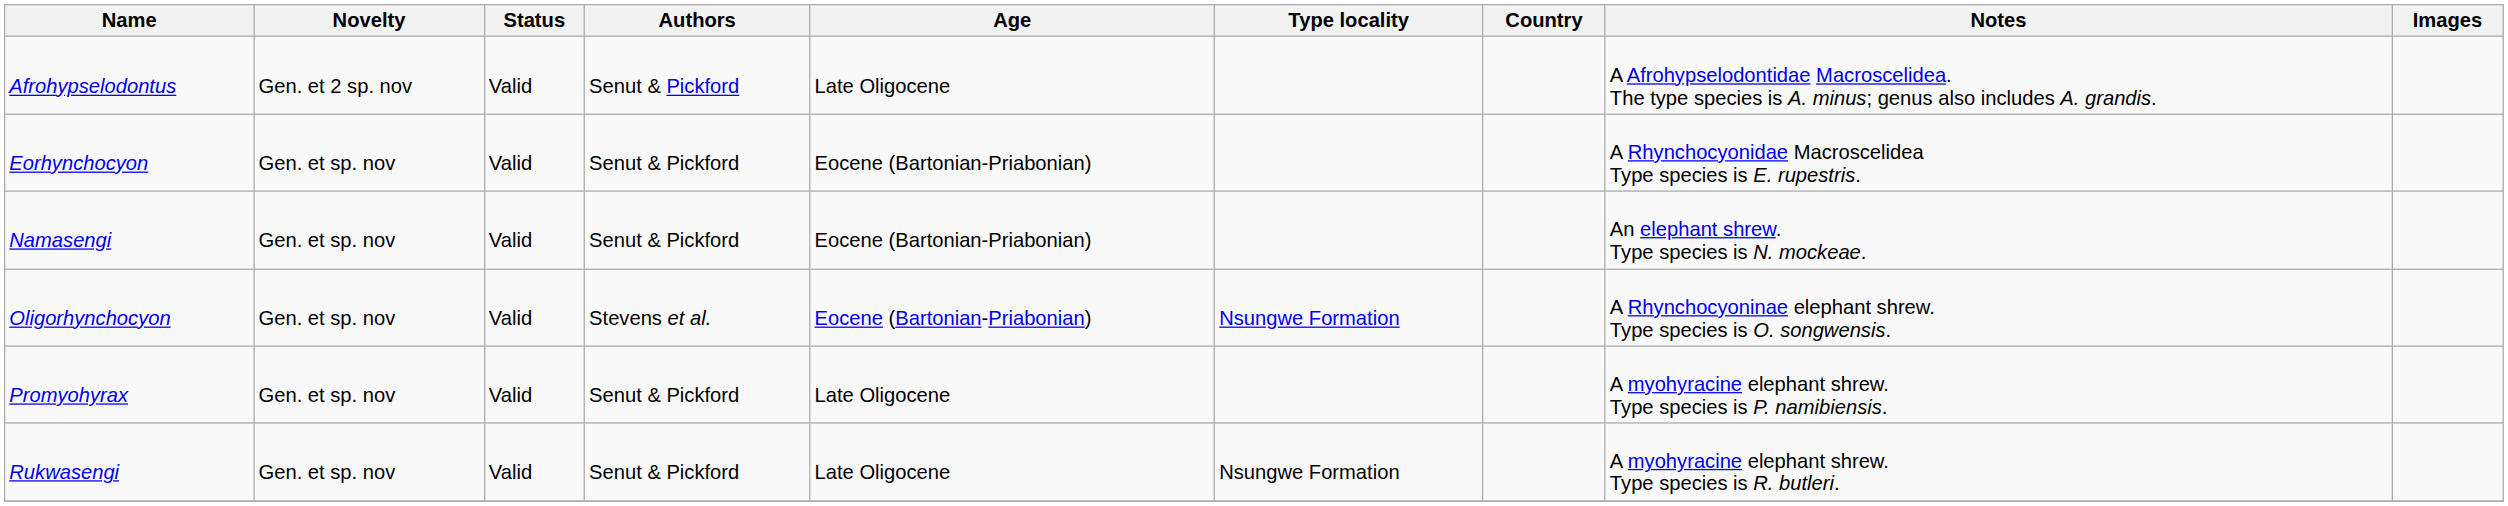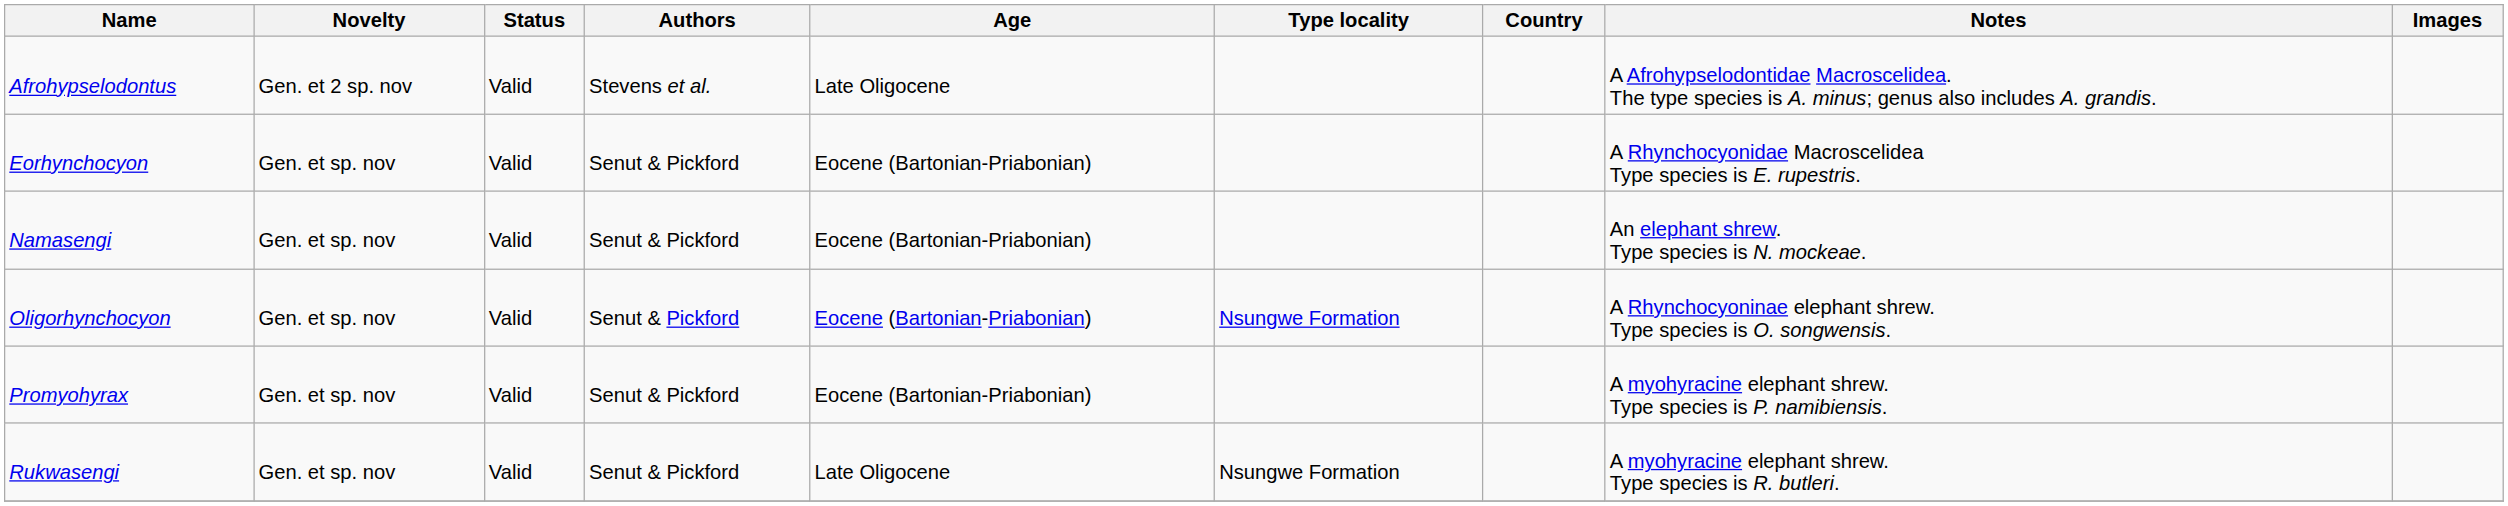(664, 86) Senut & Pickford -> (650, 86) Stevens et al.
(650, 318) Stevens et al. -> (664, 318) Senut & Pickford
(882, 395) Late Oligocene -> (953, 395) Eocene (Bartonian-Priabonian)
